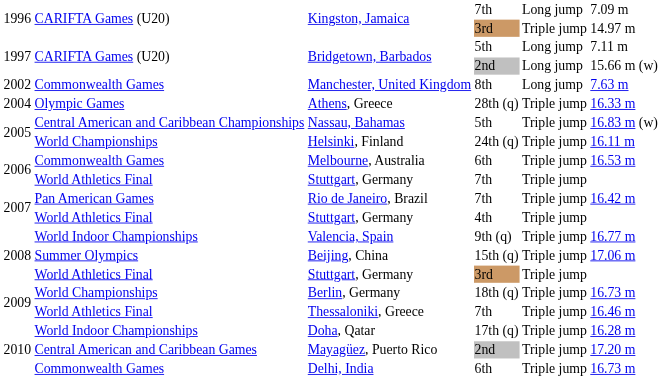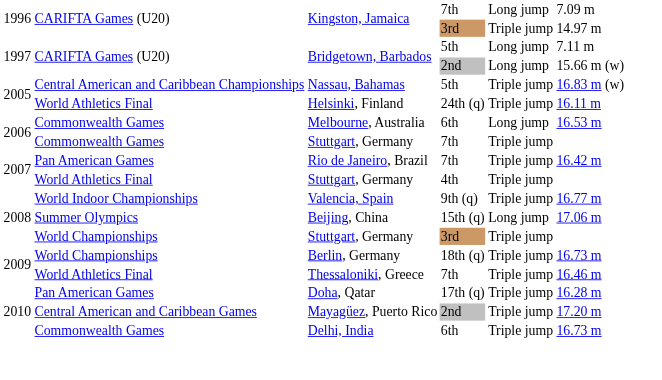- row: (389, 85)
- row: (350, 103)
(96, 141) World Championships -> (94, 103) World Athletics Final
(554, 160) Triple jump -> (519, 122) Long jump
(94, 179) World Athletics Final -> (99, 141) Commonwealth Games
(554, 255) Triple jump -> (519, 217) Long jump
(94, 274) World Athletics Final -> (96, 236) World Championships
(116, 331) World Indoor Championships -> (94, 293) Pan American Games
